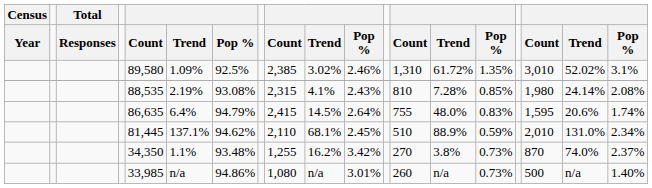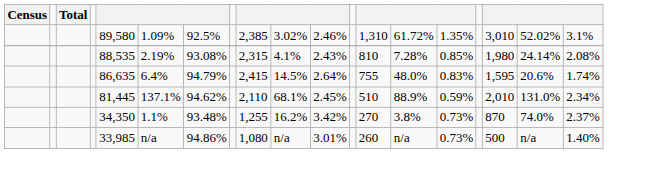- row: (27, 42)
